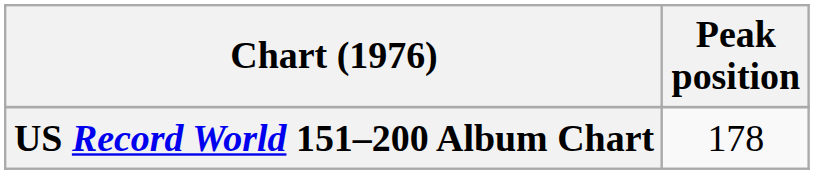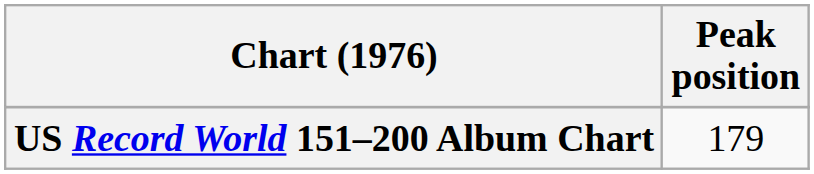(736, 137) 178 -> (736, 137) 179
